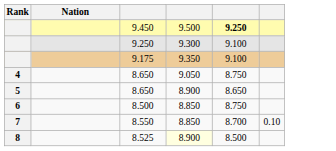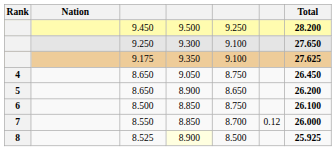+ column: (308, 11)
(236, 27) bold -> (236, 27) normal
(272, 121) 0.10 -> (272, 121) 0.12
